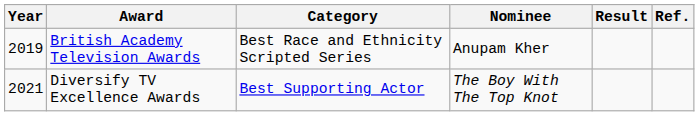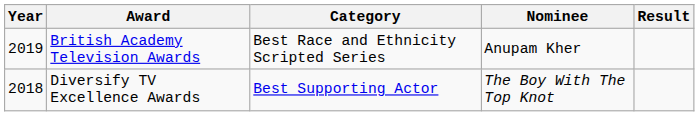- column: (673, 17)
(26, 90) 2021 -> (26, 90) 2018
